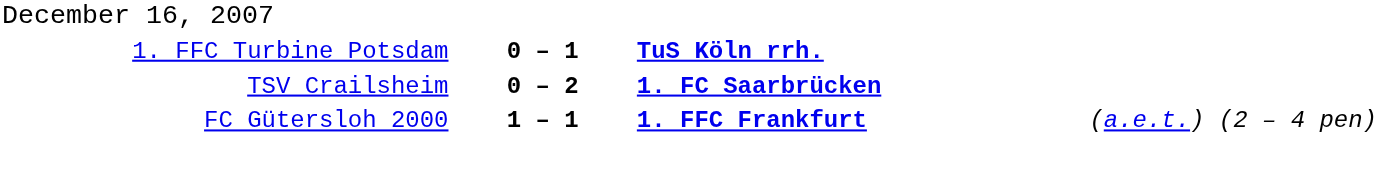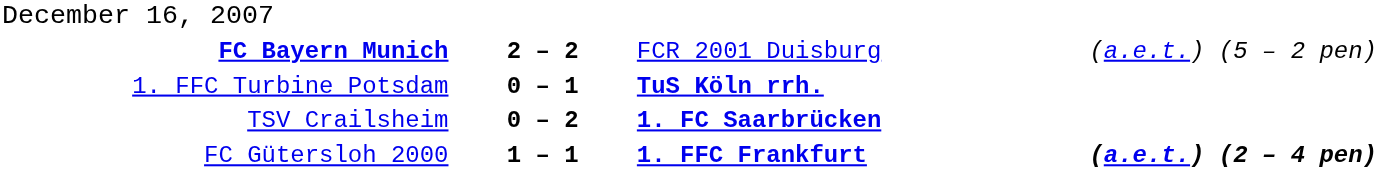+ row: (333, 51)
(1233, 121) normal -> (1233, 156) bold
